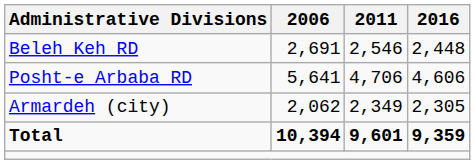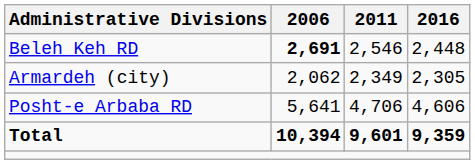(314, 49) normal -> (314, 49) bold
rows swapped: (100, 78) <-> (90, 107)
